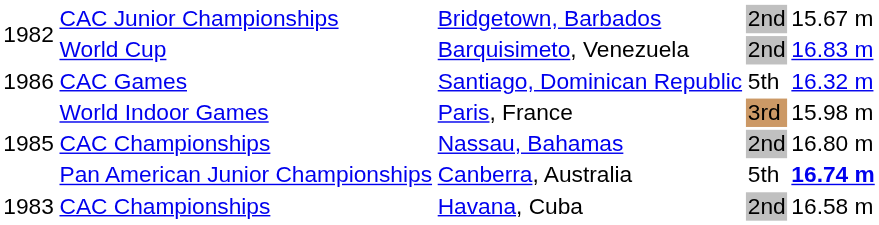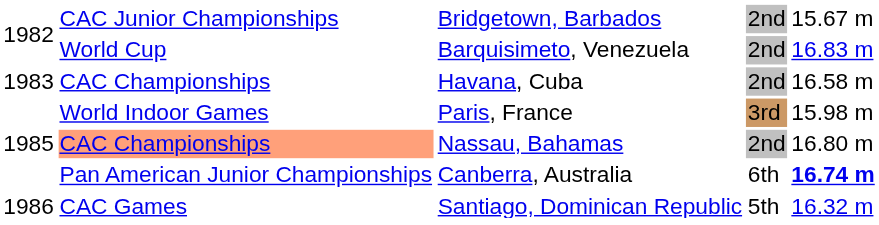rows swapped: (510, 206) <-> (590, 81)
(165, 143) no background -> (165, 143) lightsalmon background
(764, 175) 5th -> (764, 175) 6th
